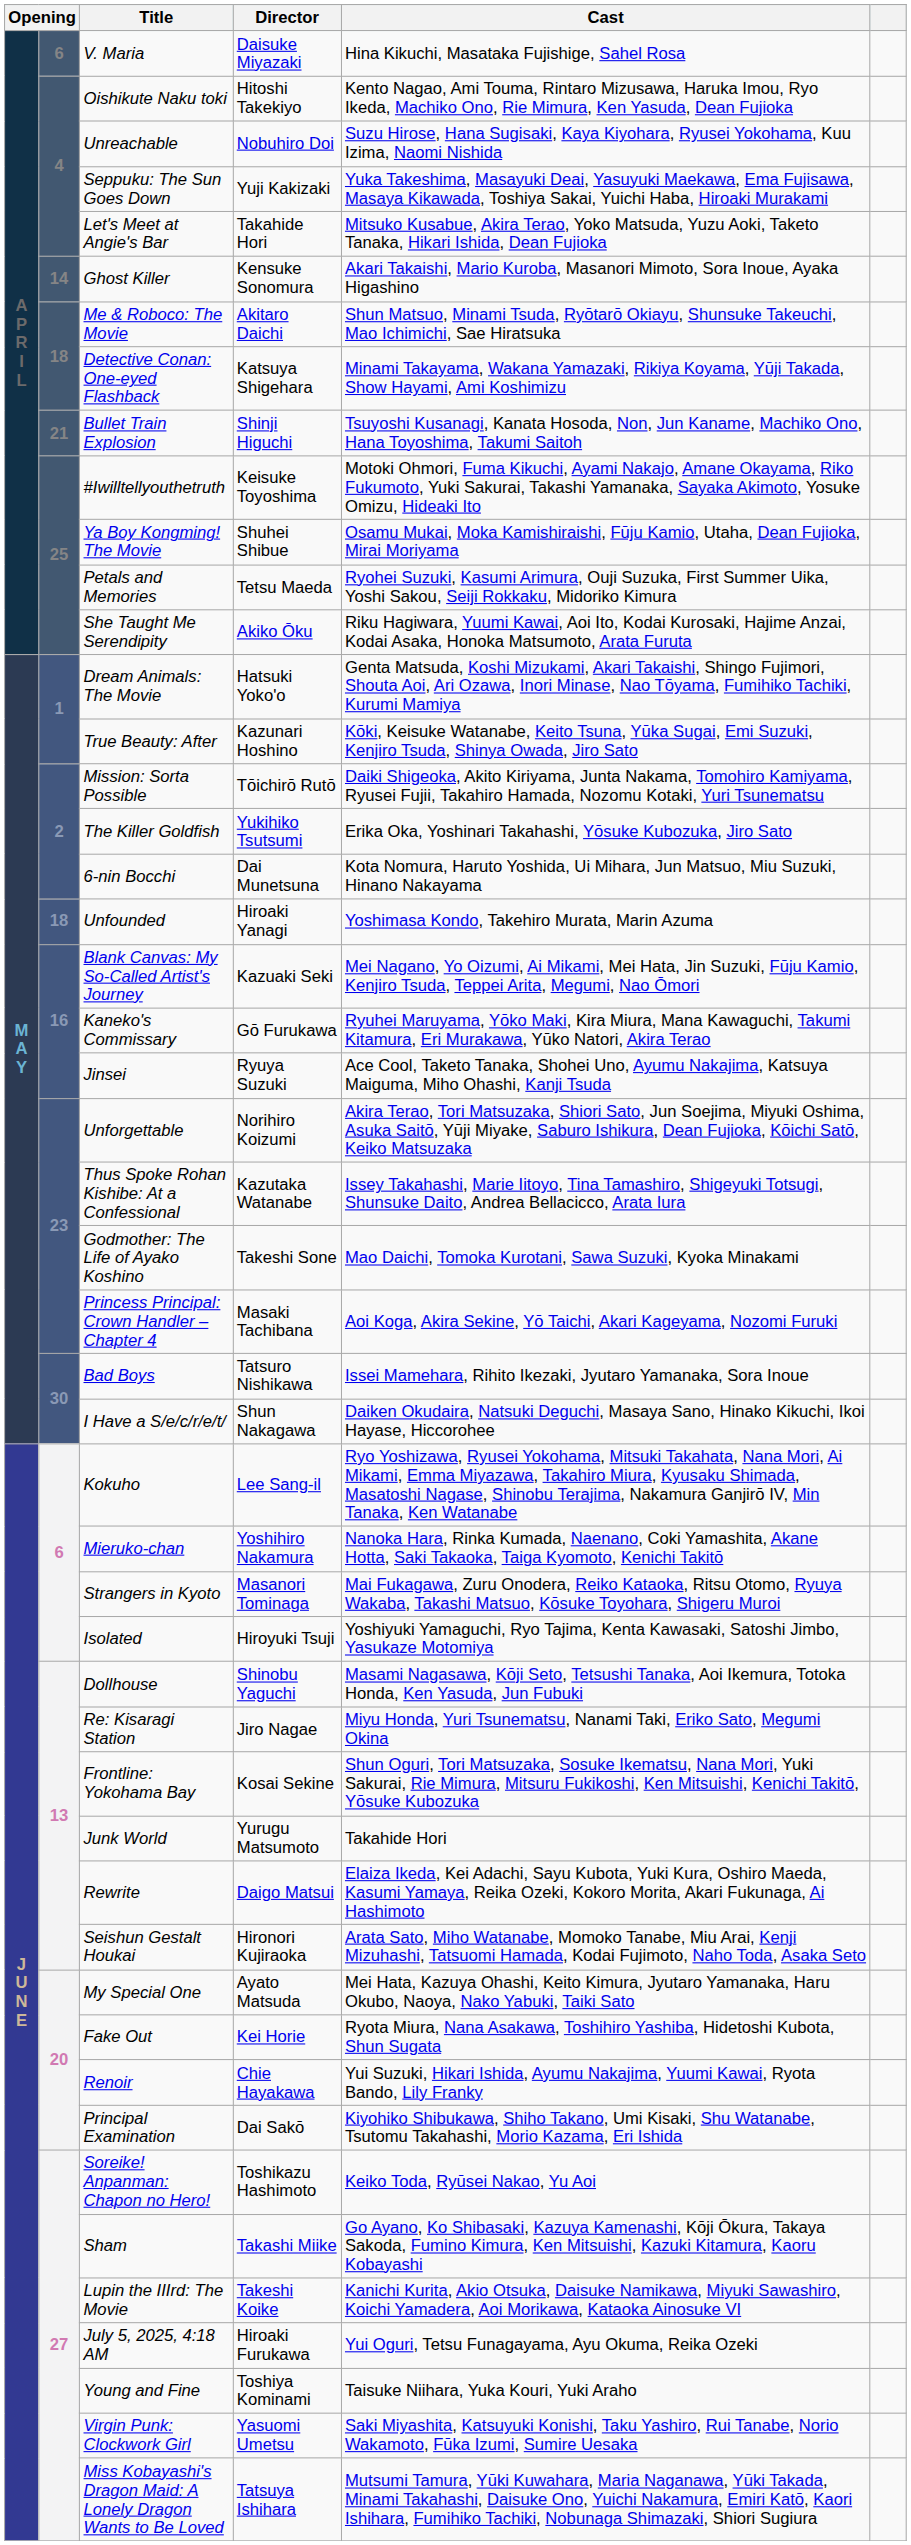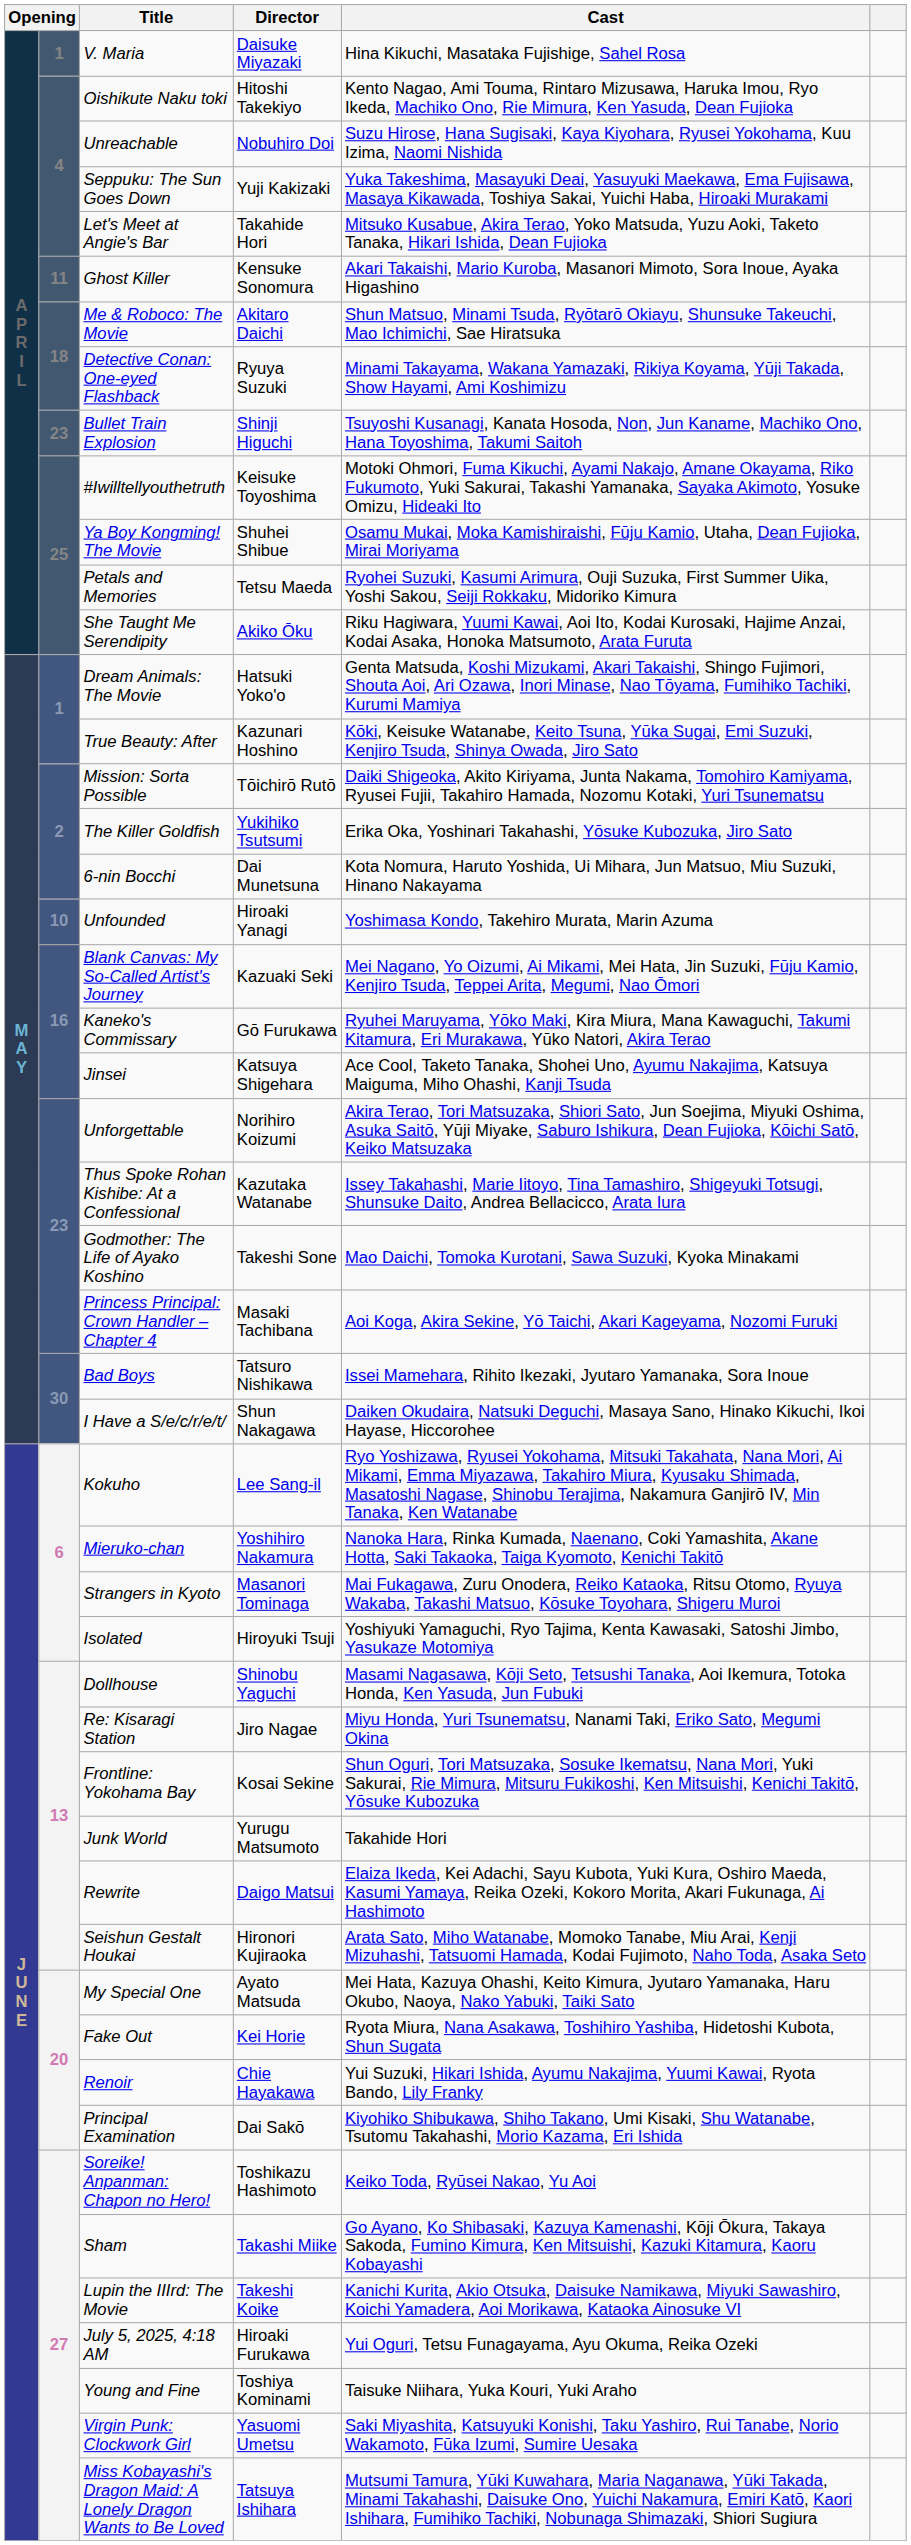(59, 53) 6 -> (59, 53) 1
(59, 278) 14 -> (59, 278) 11
(275, 378) Katsuya Shigehara -> (262, 378) Ryuya Suzuki
(59, 433) 21 -> (59, 433) 23
(59, 921) 18 -> (59, 921) 10
(262, 1075) Ryuya Suzuki -> (275, 1075) Katsuya Shigehara
